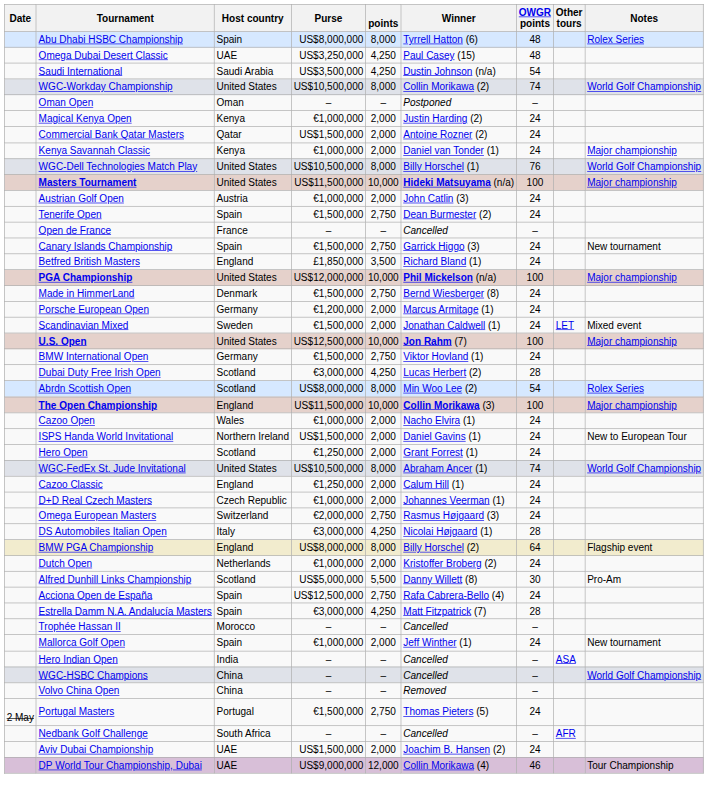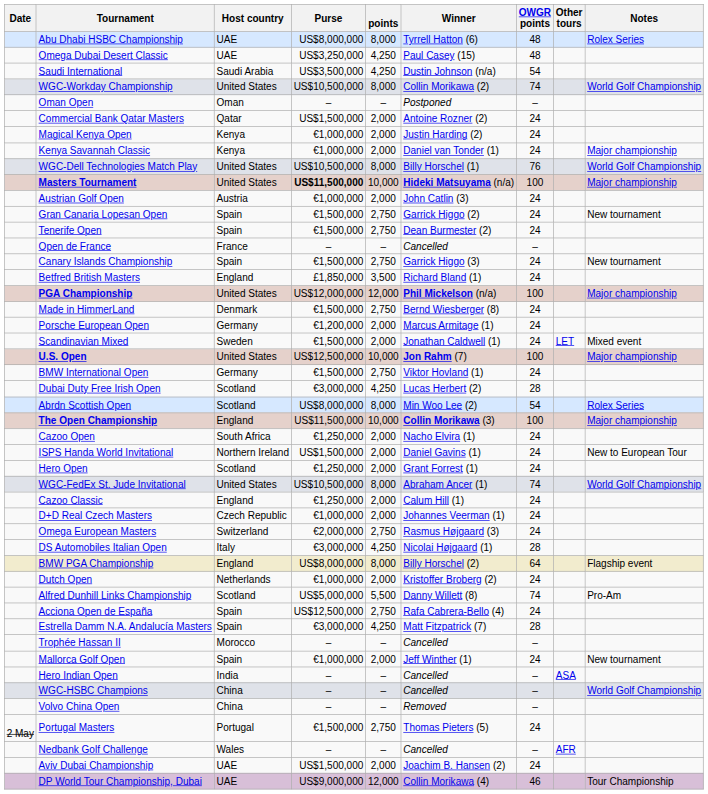(229, 40) Spain -> (227, 40) UAE
rows swapped: (111, 135) <-> (85, 119)
(329, 182) normal -> (329, 182) bold
+ row: (103, 214)
(383, 278) 10,000 -> (383, 294) 12,000
(230, 421) Wales -> (244, 437) South Africa
(338, 421) €1,000,000 -> (338, 437) €1,250,000
(535, 580) 30 -> (535, 595) 74
(244, 734) South Africa -> (230, 750) Wales
